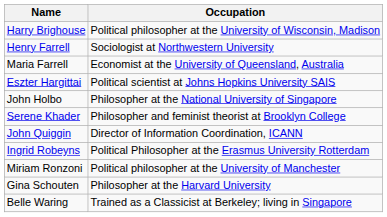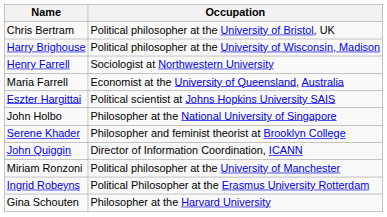+ row: (40, 30)
rows swapped: (43, 151) <-> (45, 168)
- row: (37, 202)
